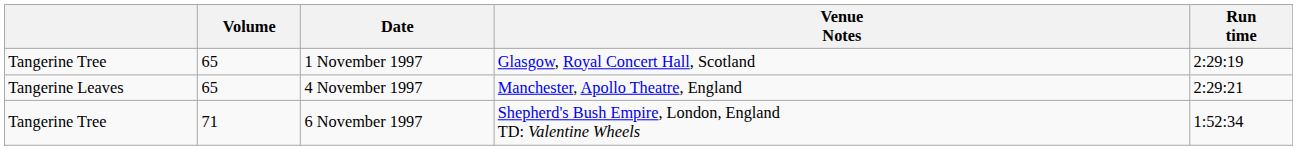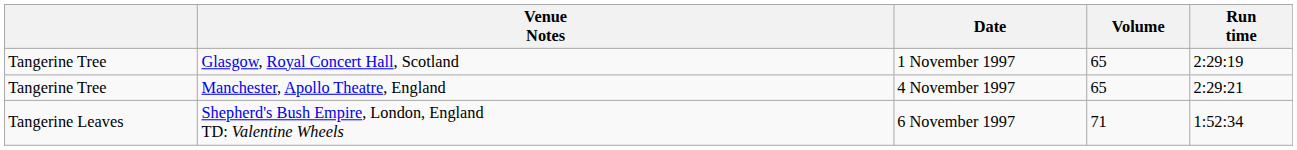columns swapped: (249, 26) <-> (842, 26)
(66, 87) Tangerine Leaves -> (57, 87) Tangerine Tree
(57, 122) Tangerine Tree -> (66, 122) Tangerine Leaves
